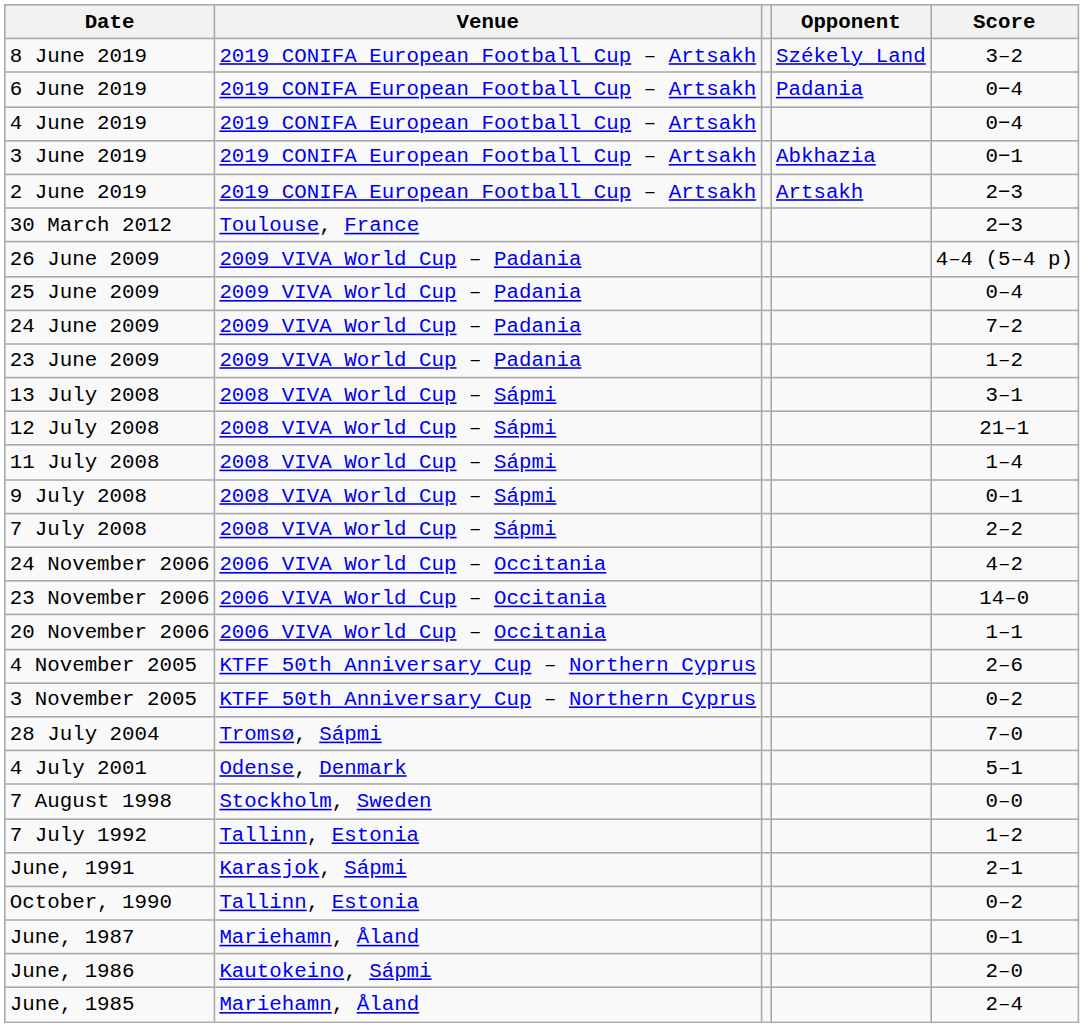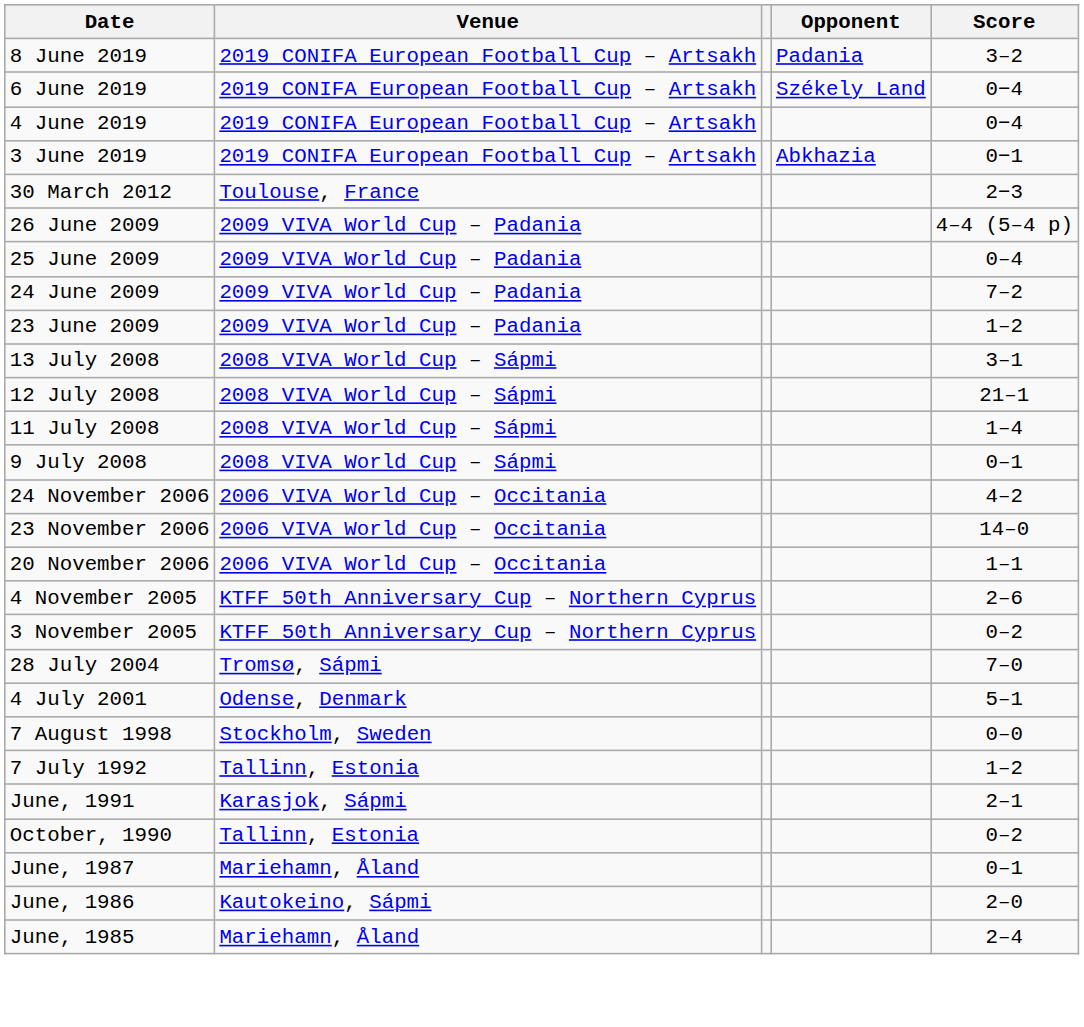(851, 56) Székely Land -> (820, 56) Padania
(820, 90) Padania -> (851, 90) Székely Land
- row: (78, 191)
- row: (78, 530)
